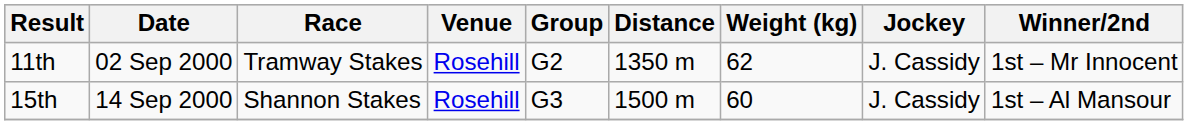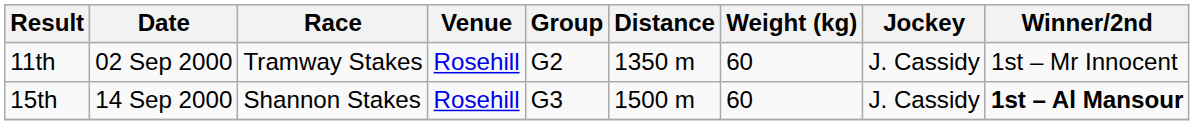(740, 61) 62 -> (740, 61) 60
(1081, 100) normal -> (1087, 100) bold
